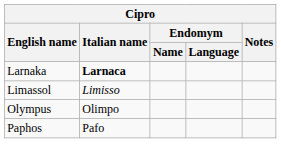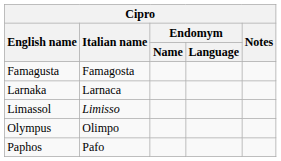+ row: (33, 71)
(104, 71) bold -> (102, 90) normal
